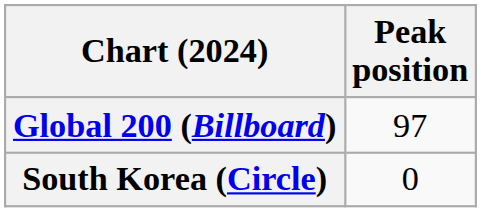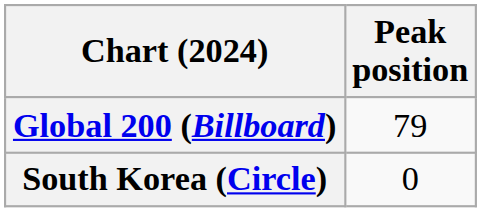(410, 124) 97 -> (410, 124) 79
